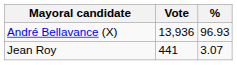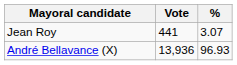rows swapped: (62, 32) <-> (32, 50)
